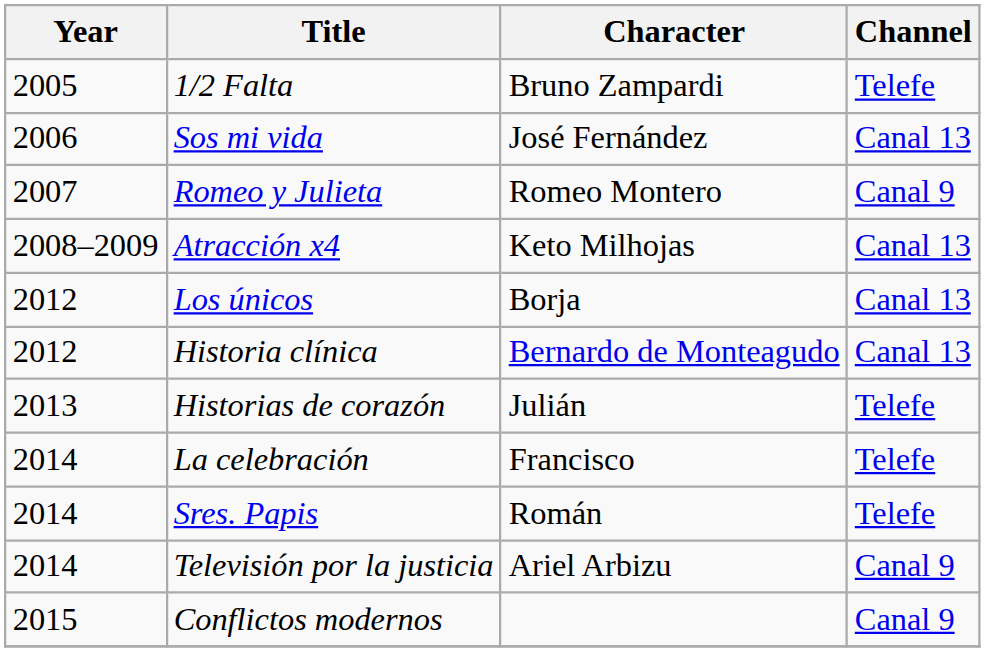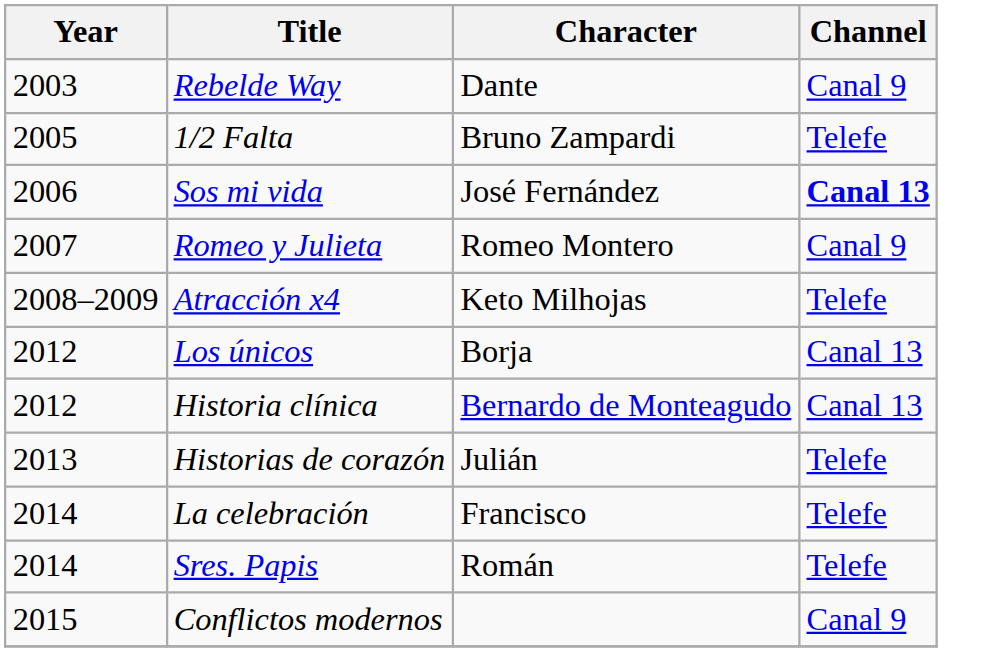+ row: (257, 85)
(913, 138) normal -> (868, 191) bold
(913, 245) Canal 13 -> (847, 298) Telefe
- row: (334, 565)
